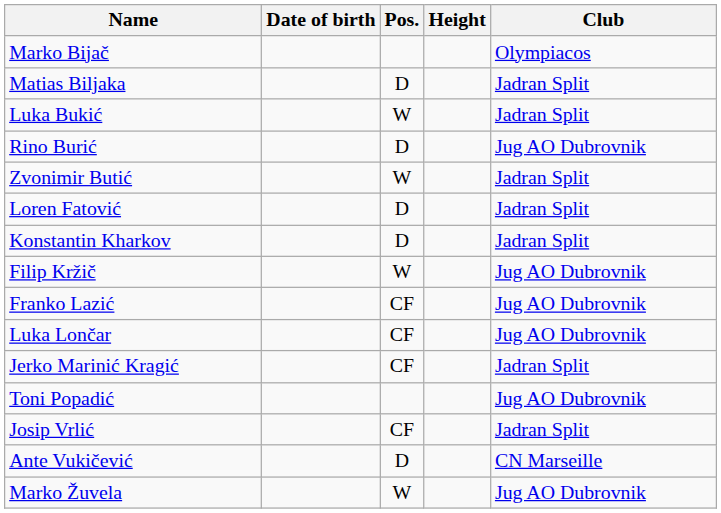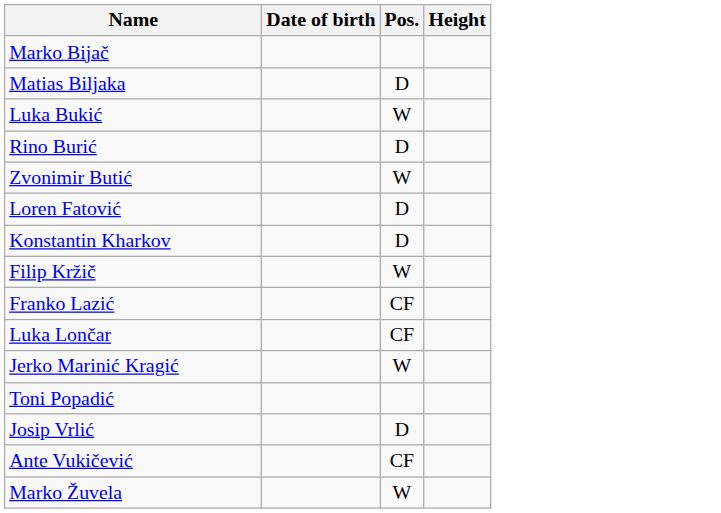- column: (603, 20)
(402, 366) CF -> (402, 366) W
(402, 429) CF -> (402, 429) D
(402, 460) D -> (402, 460) CF
